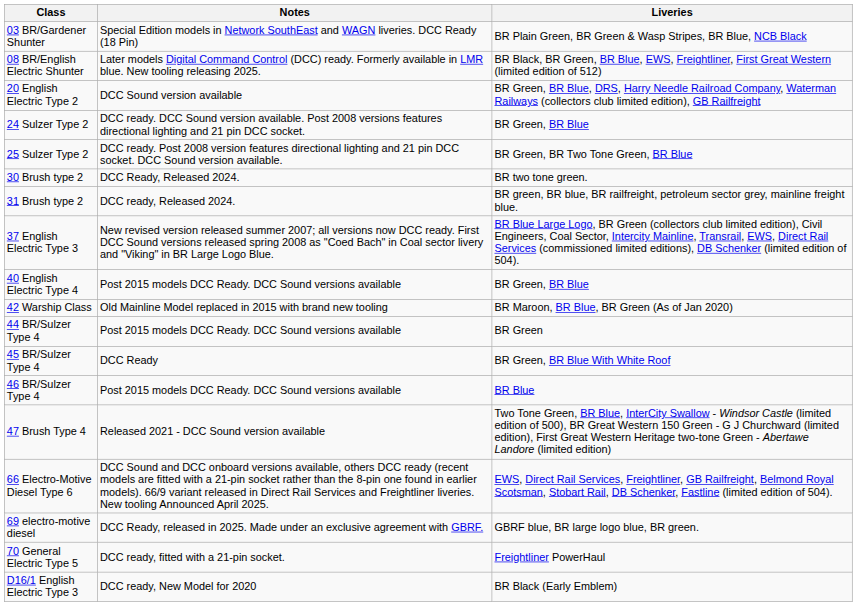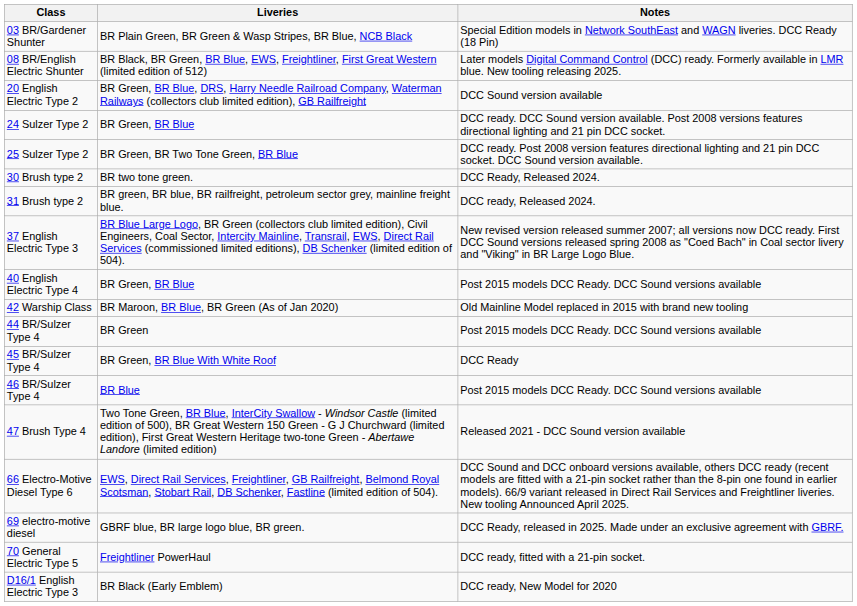columns swapped: (672, 13) <-> (295, 13)
